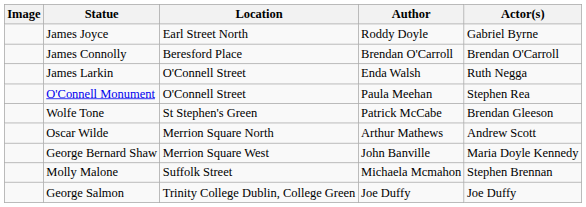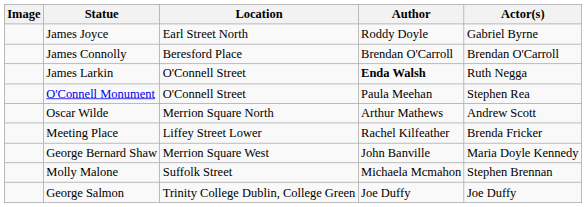(391, 73) normal -> (393, 73) bold
- row: (75, 113)
+ row: (82, 133)
